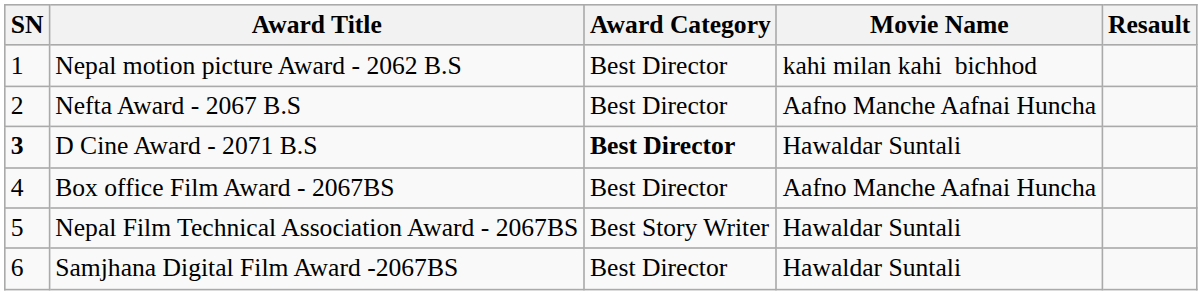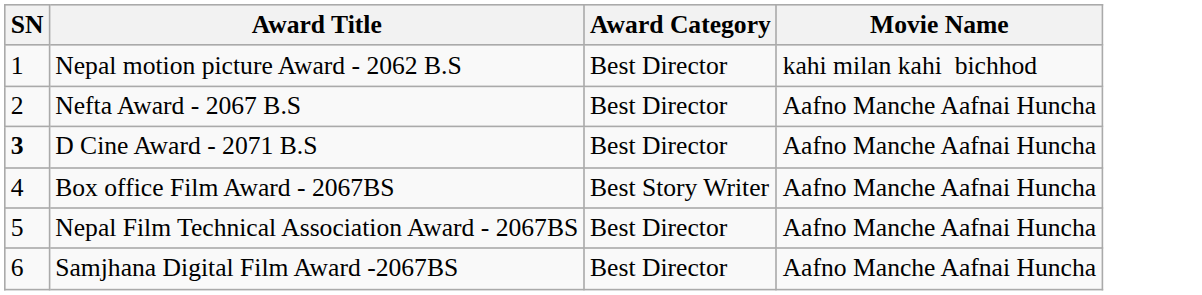- column: (1149, 24)
(663, 146) bold -> (659, 146) normal
(872, 146) Hawaldar Suntali -> (939, 146) Aafno Manche Aafnai Huncha
(659, 187) Best Director -> (680, 187) Best Story Writer
(680, 227) Best Story Writer -> (659, 227) Best Director
(872, 227) Hawaldar Suntali -> (939, 227) Aafno Manche Aafnai Huncha
(872, 268) Hawaldar Suntali -> (939, 268) Aafno Manche Aafnai Huncha
